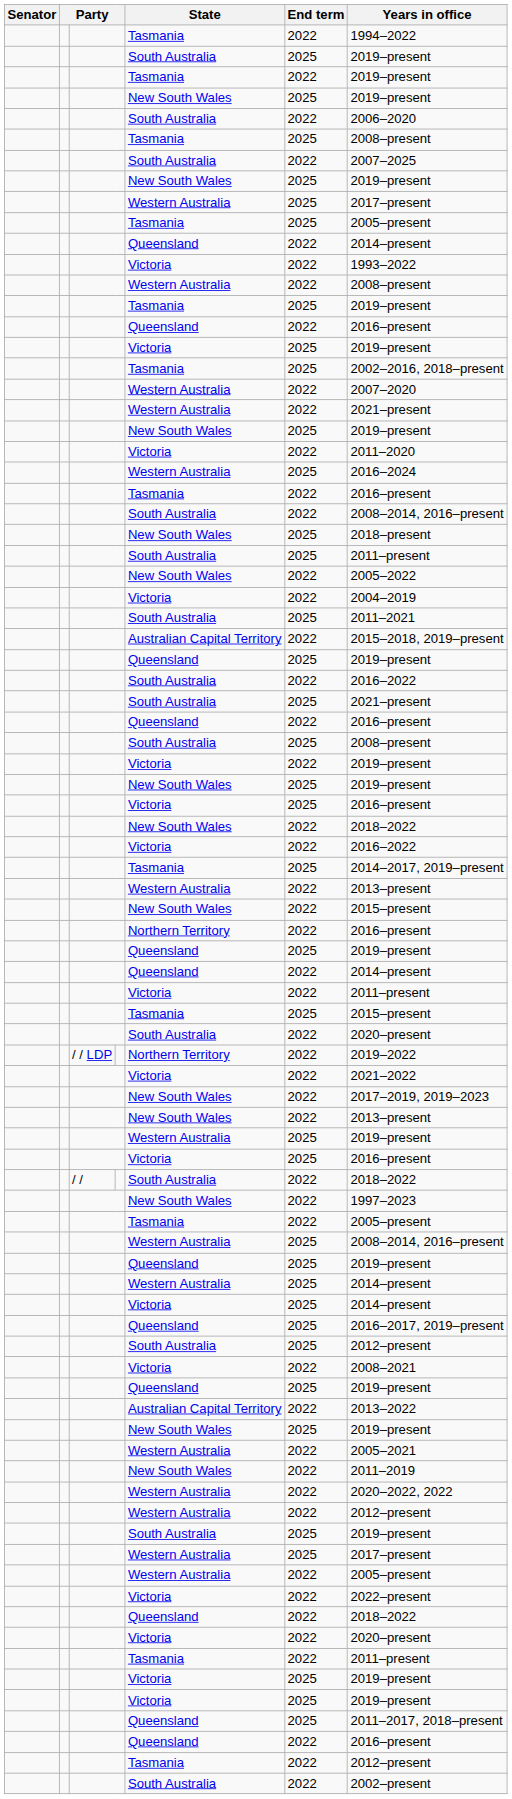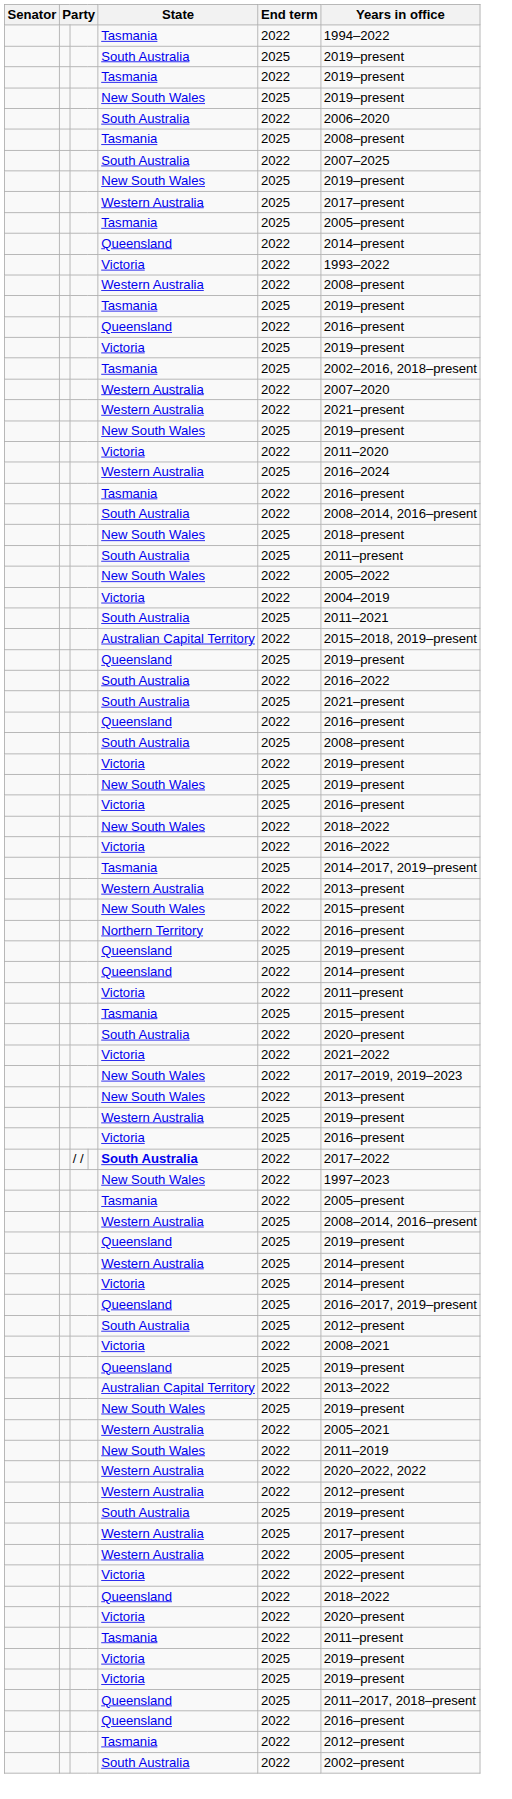- row: (32, 1055)
(172, 1180) normal -> (149, 1159) bold
(383, 1180) 2018–2022 -> (357, 1159) 2017–2022
